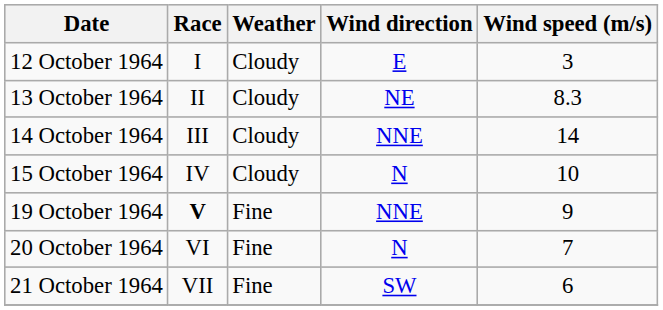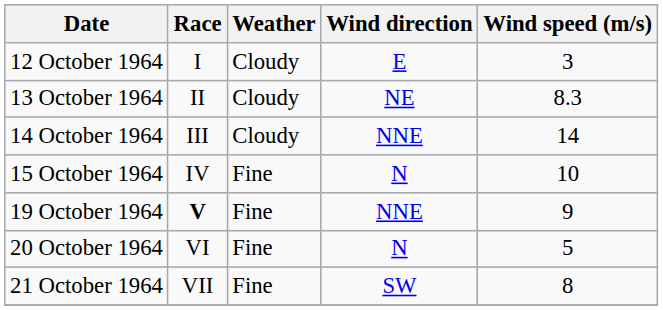(266, 173) Cloudy -> (252, 173) Fine
(568, 248) 7 -> (568, 248) 5
(568, 286) 6 -> (568, 286) 8
